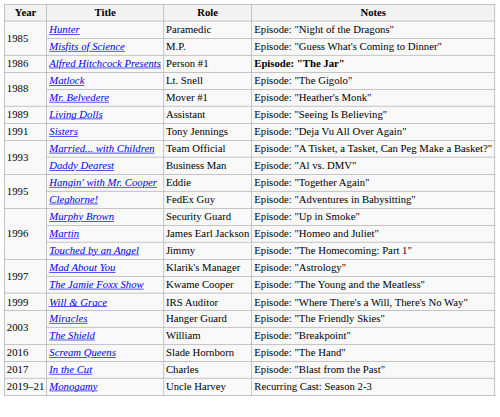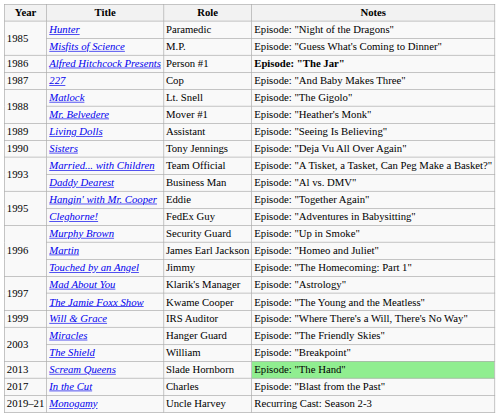+ row: (57, 81)
(18, 132) 1991 -> (18, 149) 1990
(18, 353) 2016 -> (18, 370) 2013
(300, 353) no background -> (300, 370) lightgreen background
